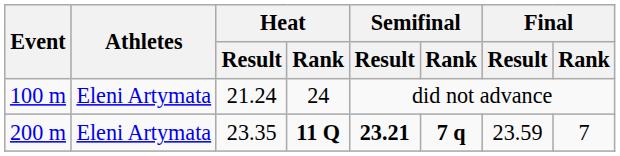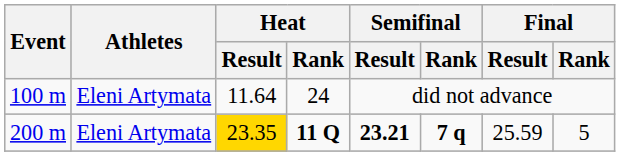(252, 96) 21.24 -> (252, 96) 11.64
(252, 132) no background -> (252, 132) gold background
(518, 132) 23.59 -> (518, 132) 25.59
(584, 132) 7 -> (584, 132) 5
